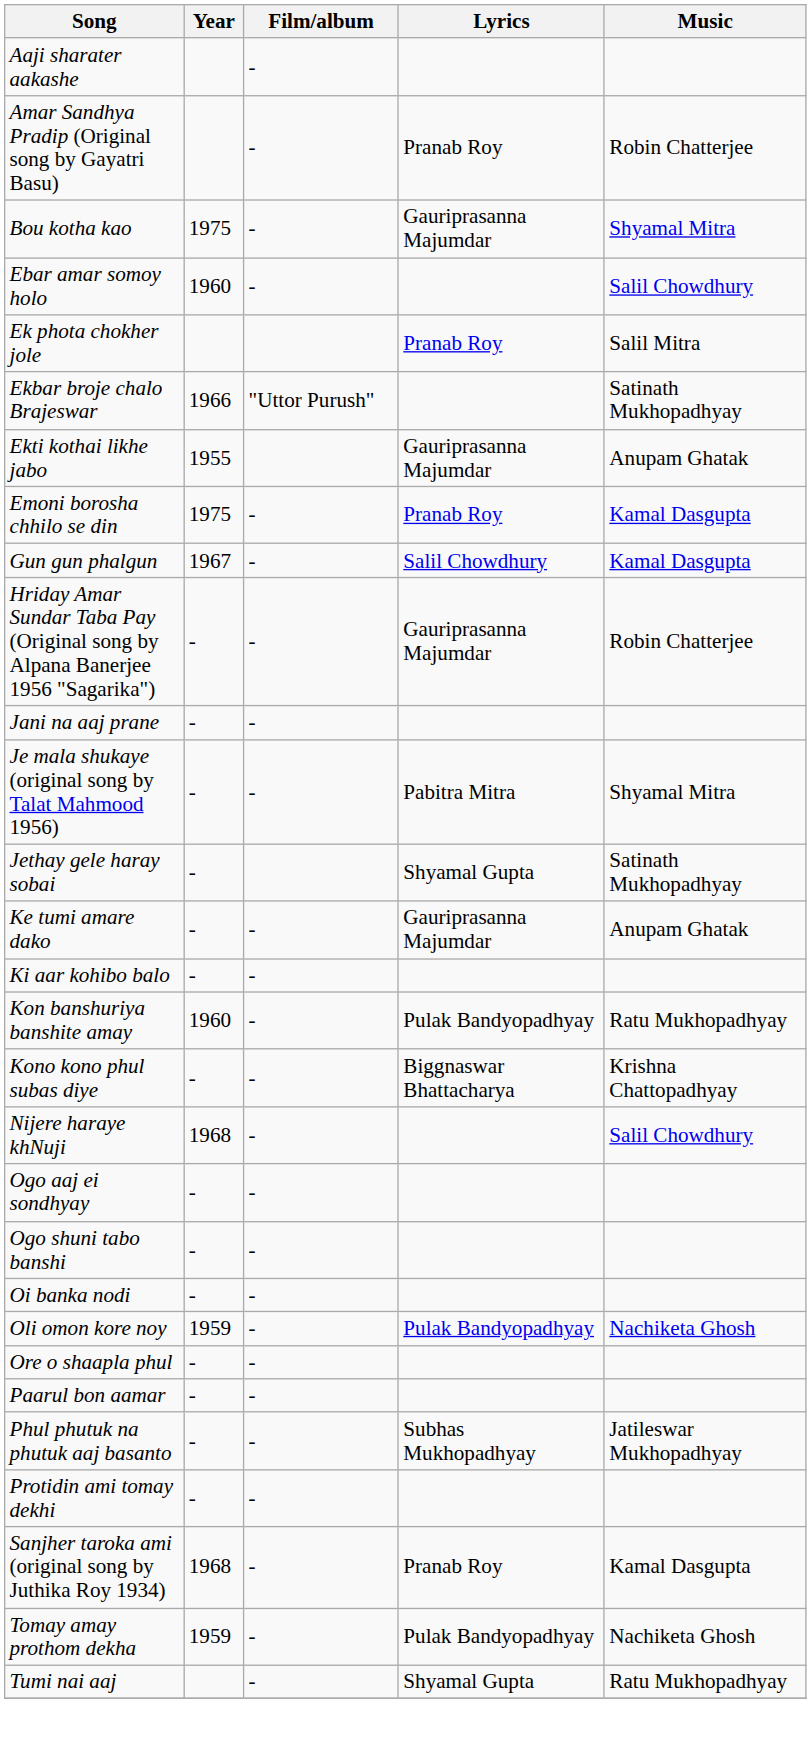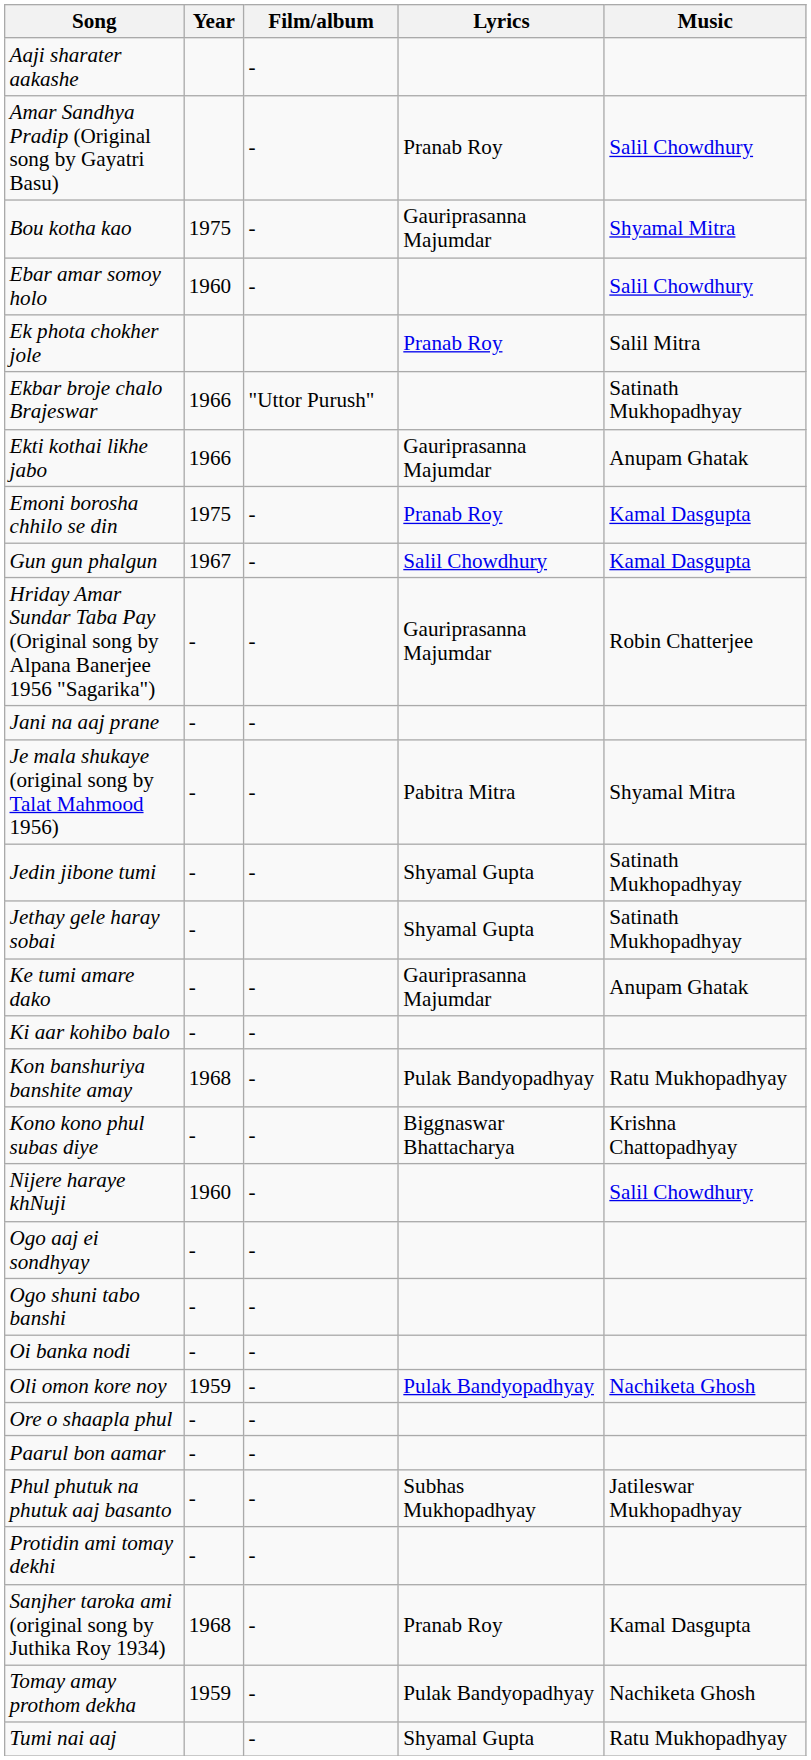(681, 147) Robin Chatterjee -> (681, 147) Salil Chowdhury
(210, 457) 1955 -> (210, 457) 1966
+ row: (83, 872)
(210, 1020) 1960 -> (210, 1077) 1968
(210, 1134) 1968 -> (210, 1192) 1960
